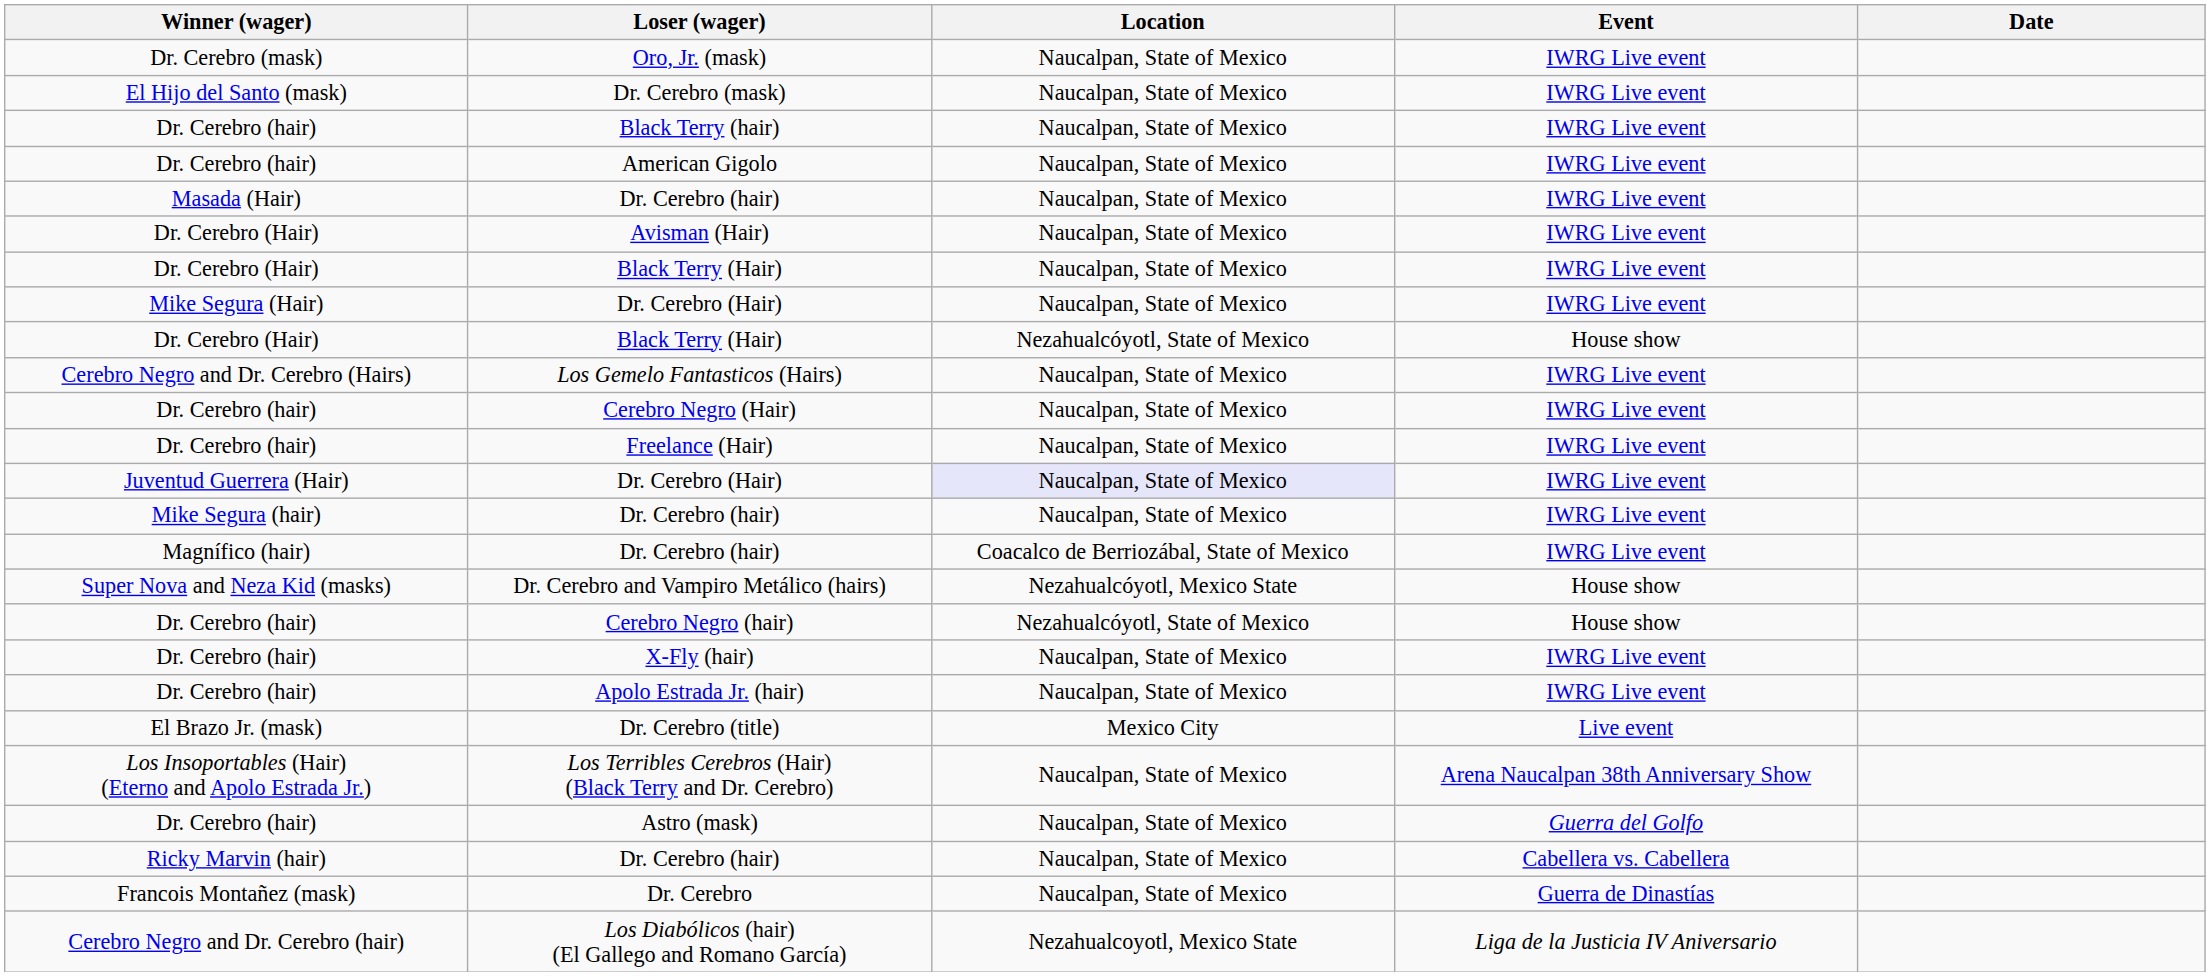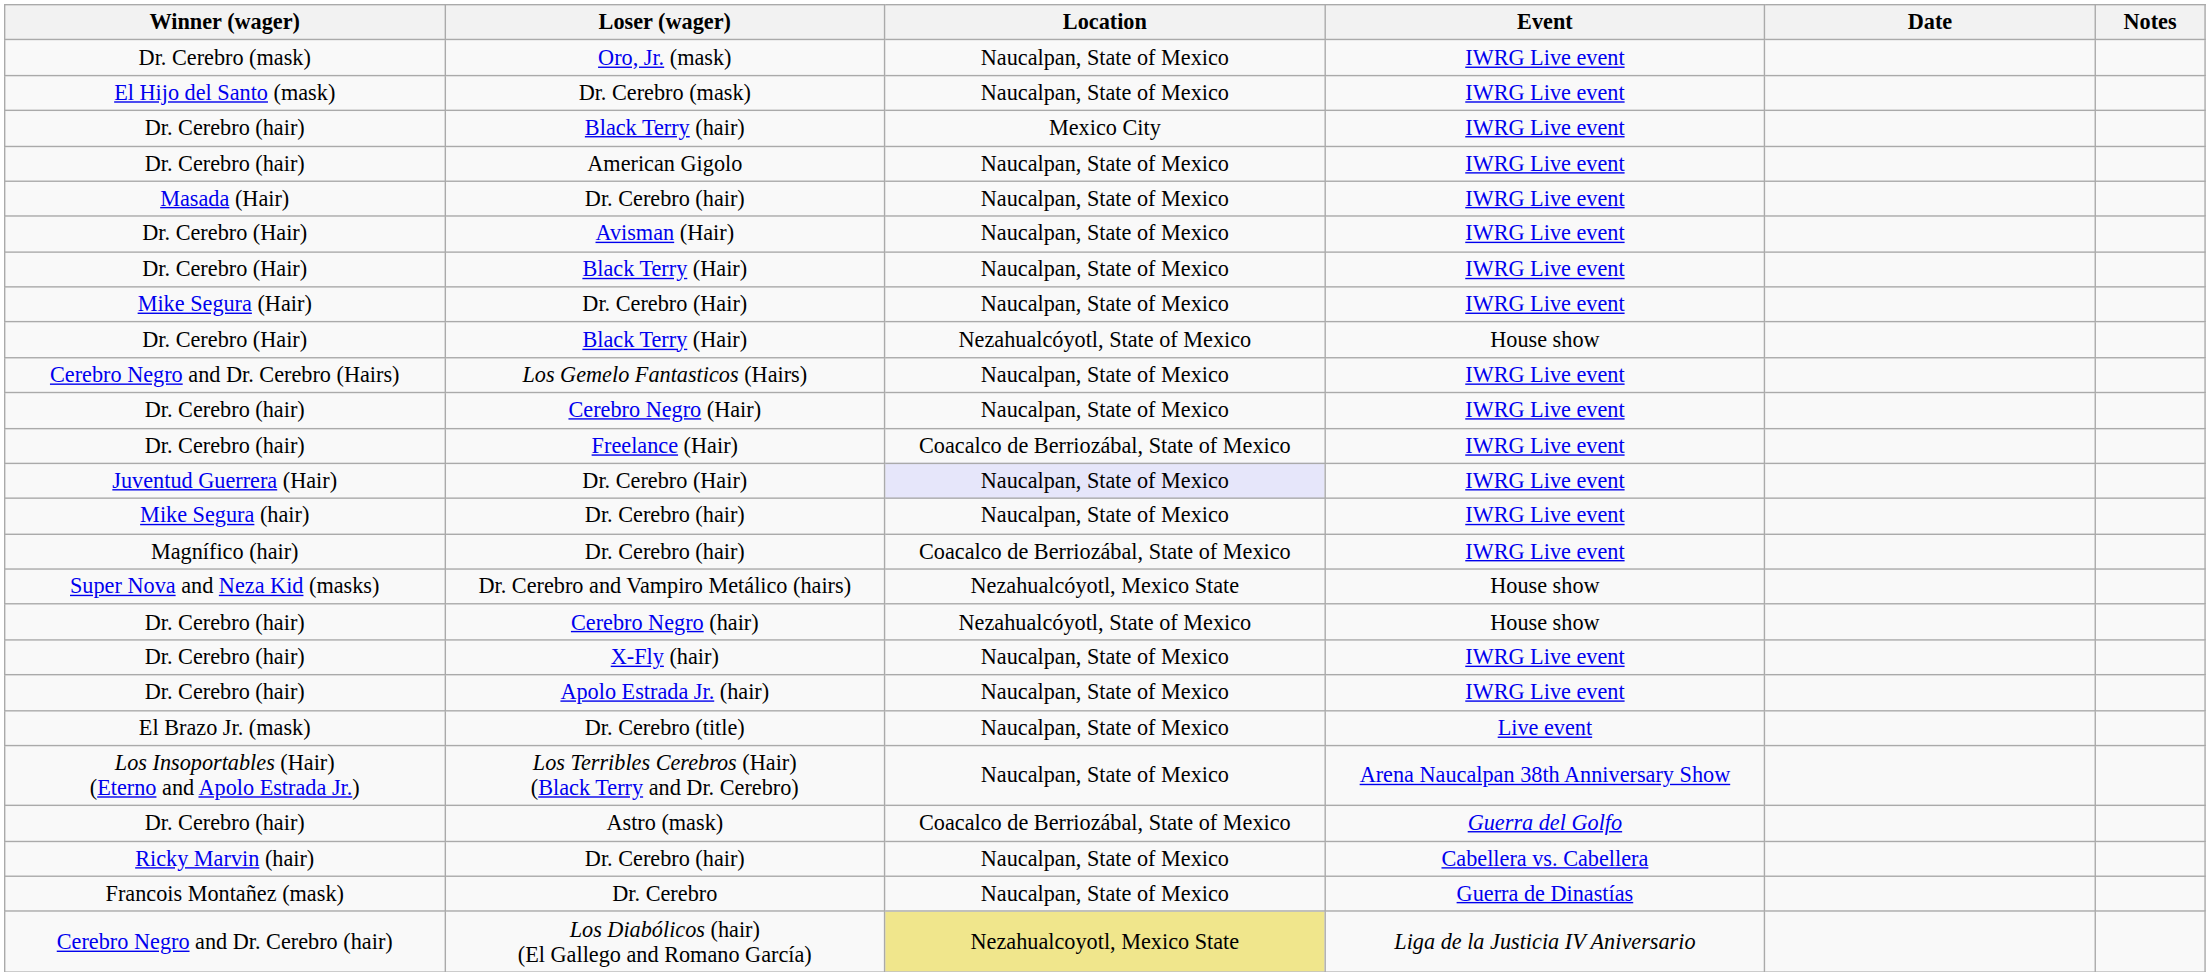+ column: (2150, 22)
(1163, 127) Naucalpan, State of Mexico -> (1105, 127) Mexico City
(1163, 445) Naucalpan, State of Mexico -> (1105, 445) Coacalco de Berriozábal, State of Mexico
(1163, 727) Mexico City -> (1105, 727) Naucalpan, State of Mexico
(1163, 823) Naucalpan, State of Mexico -> (1105, 823) Coacalco de Berriozábal, State of Mexico
(1163, 941) no background -> (1105, 941) khaki background
